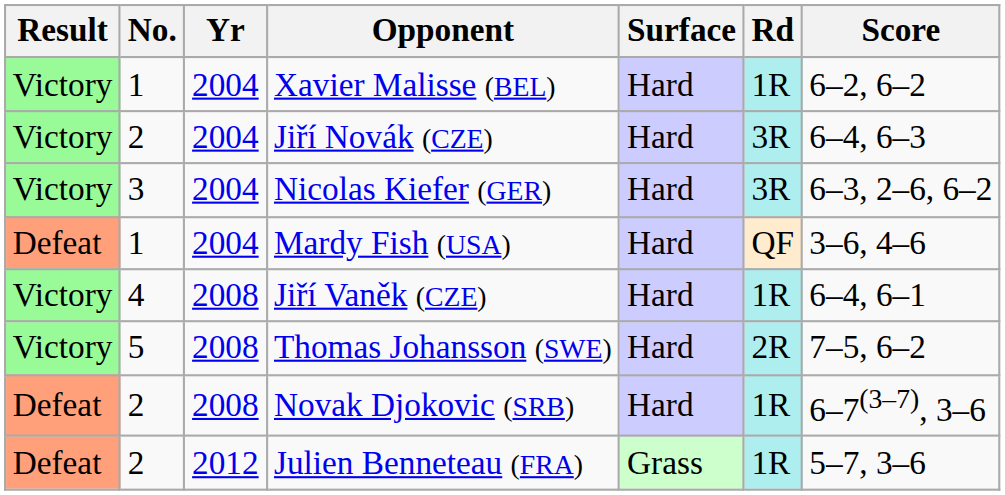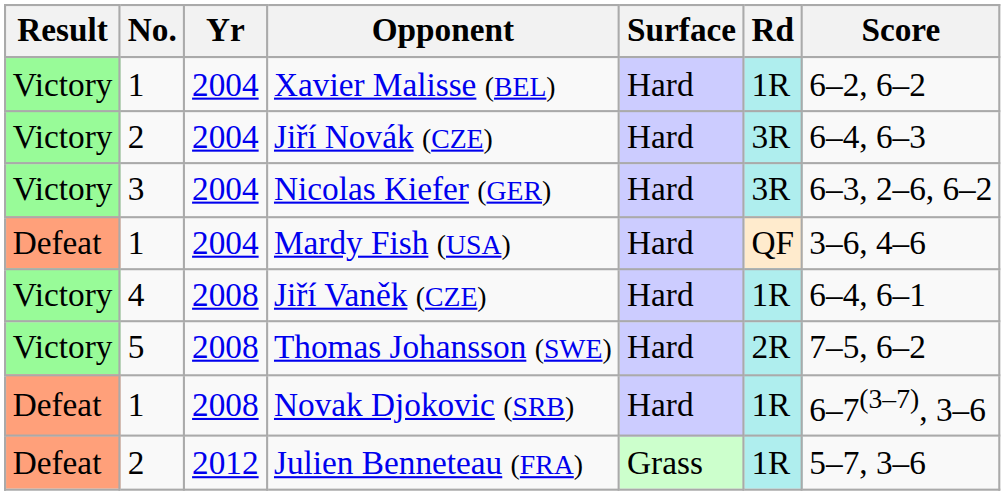(136, 404) 2 -> (136, 404) 1
